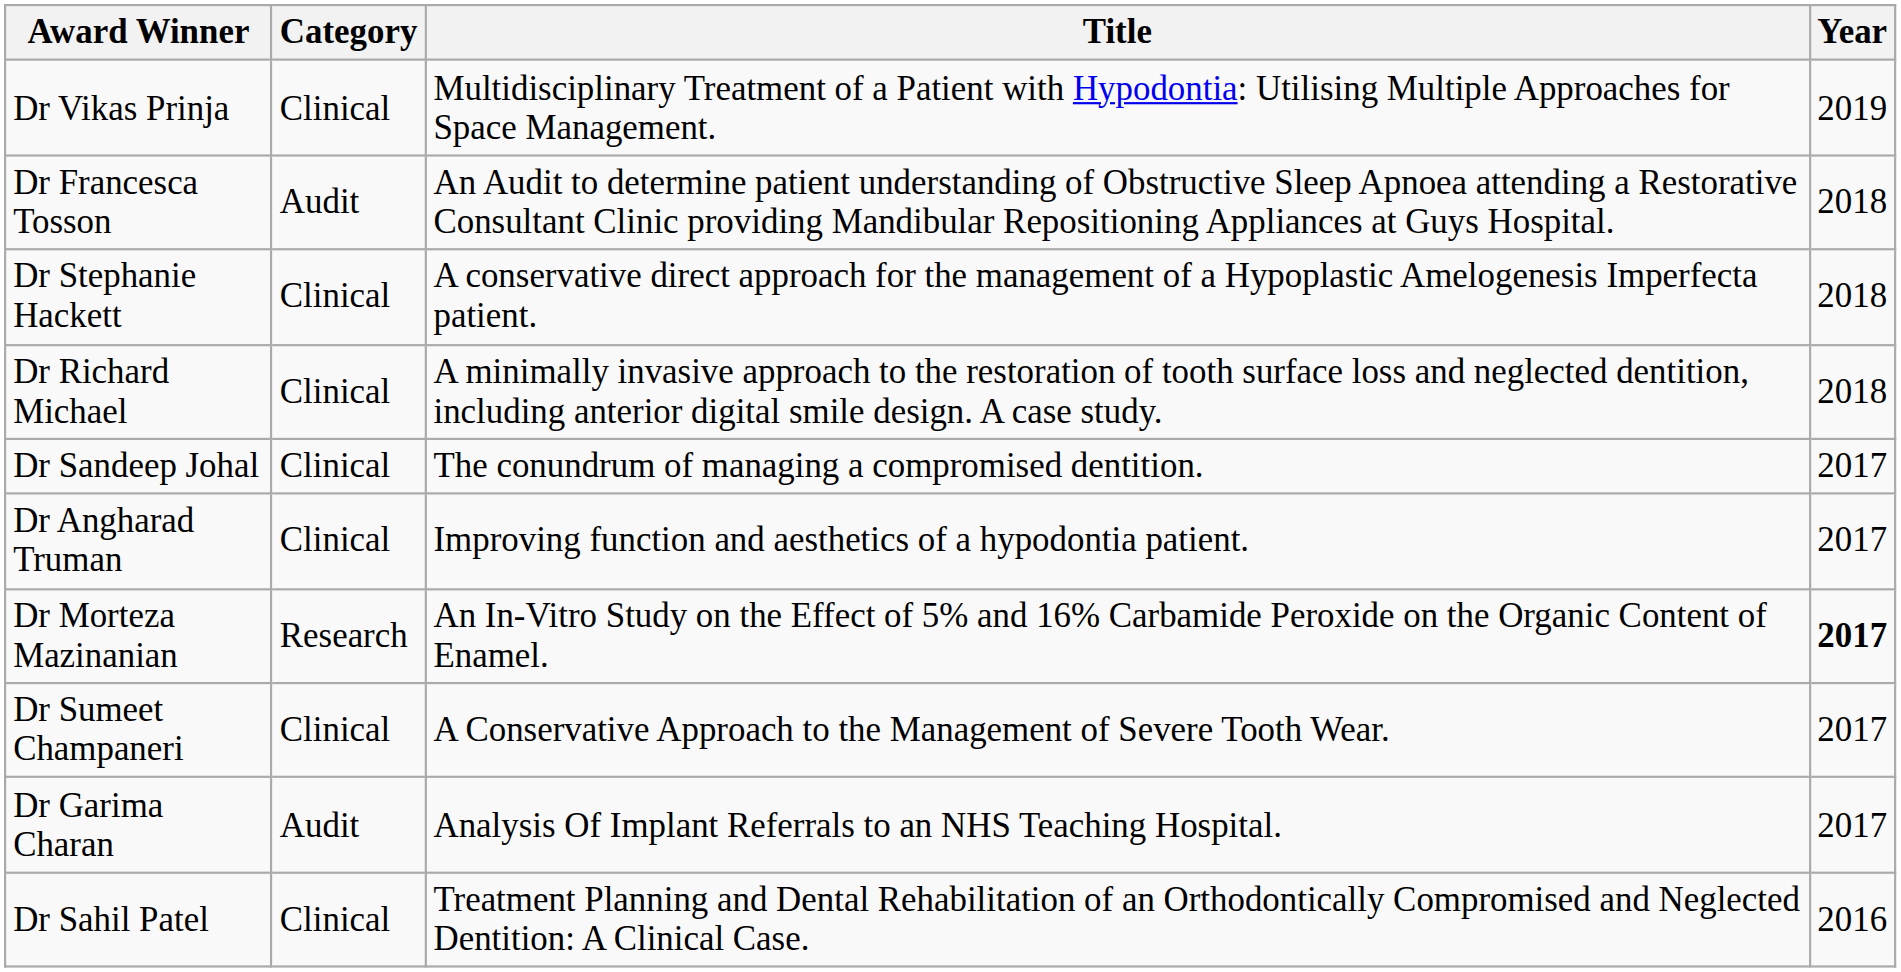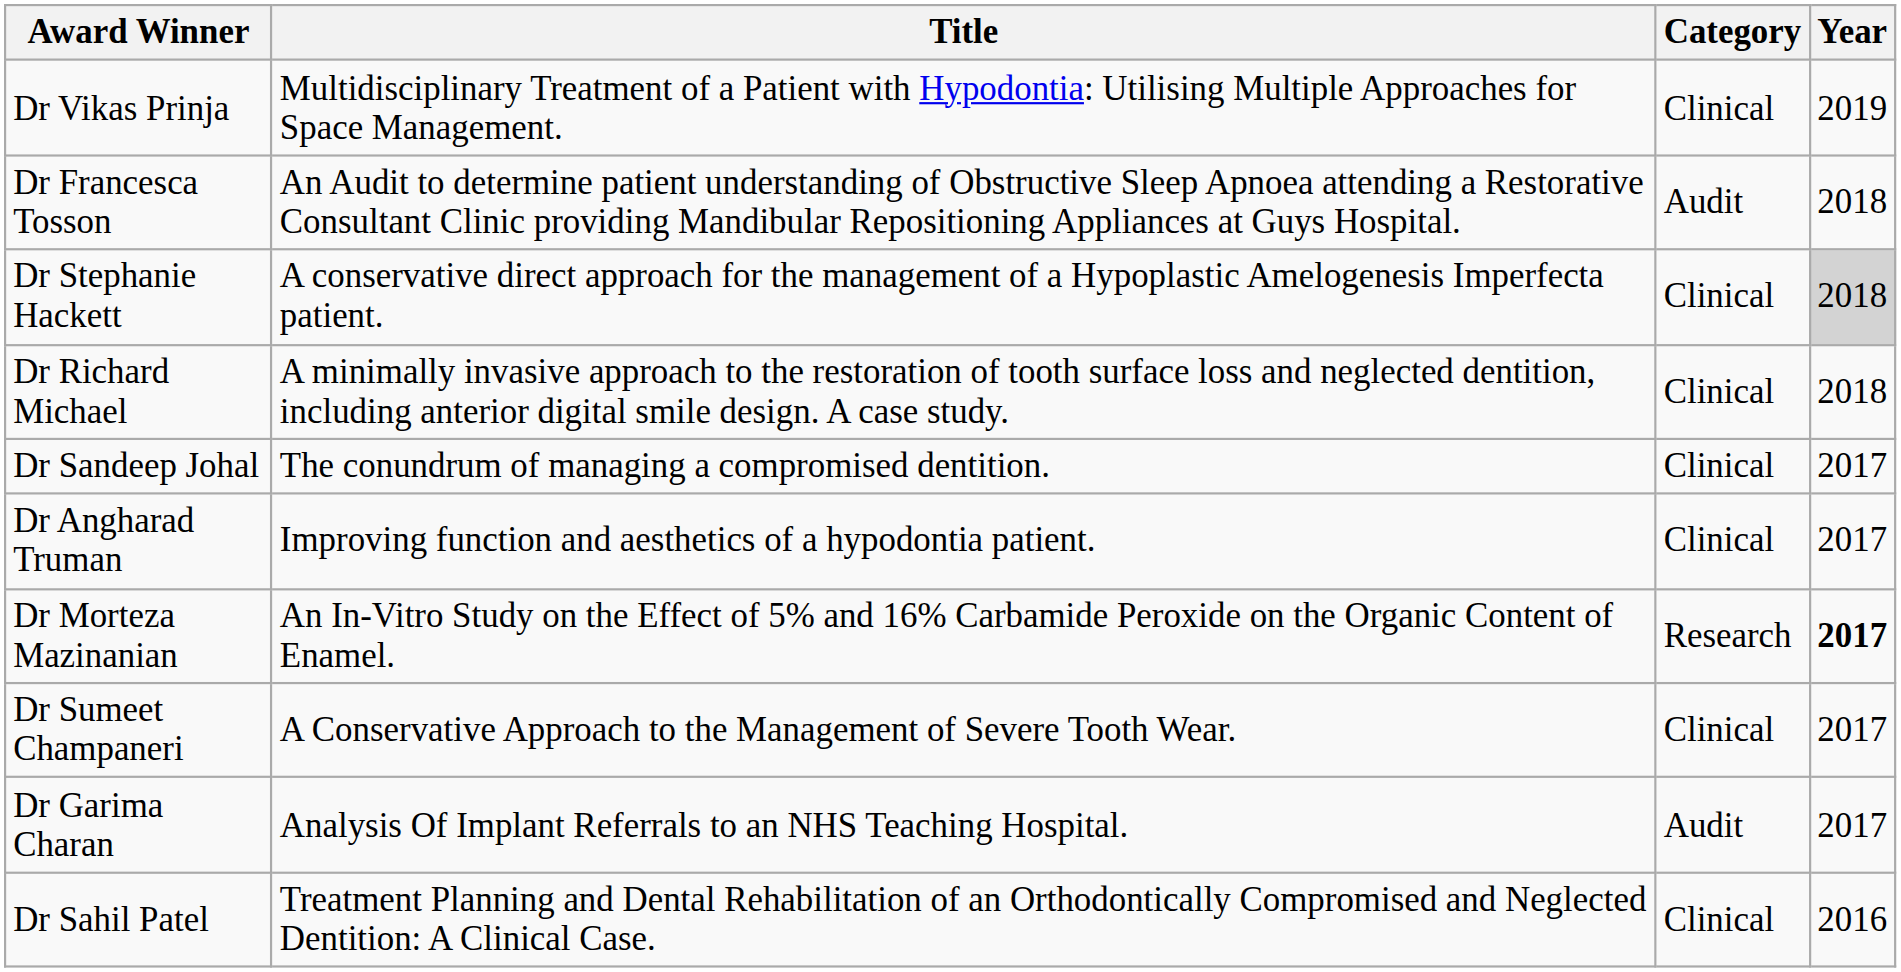columns swapped: (349, 32) <-> (1117, 32)
(1852, 296) no background -> (1852, 296) lightgrey background
